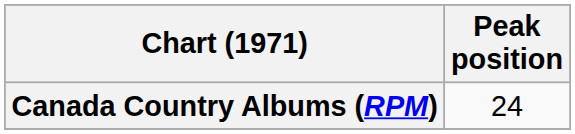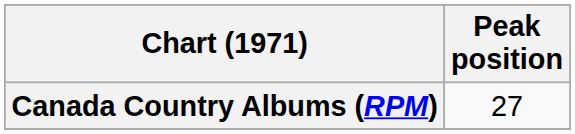(507, 105) 24 -> (507, 105) 27
